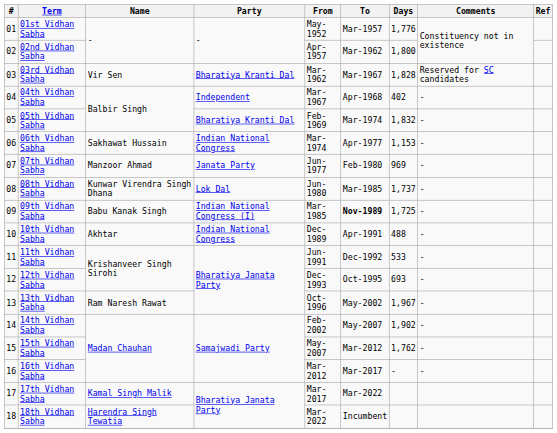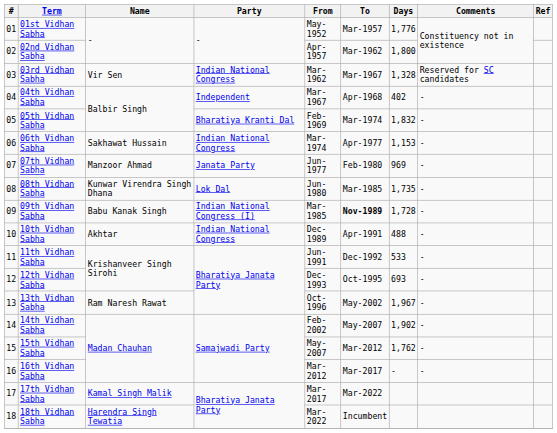(245, 75) Bharatiya Kranti Dal -> (233, 75) Indian National Congress
(403, 75) 1,828 -> (403, 75) 1,328
(403, 189) 1,737 -> (403, 189) 1,735
(403, 211) 1,725 -> (403, 211) 1,728
